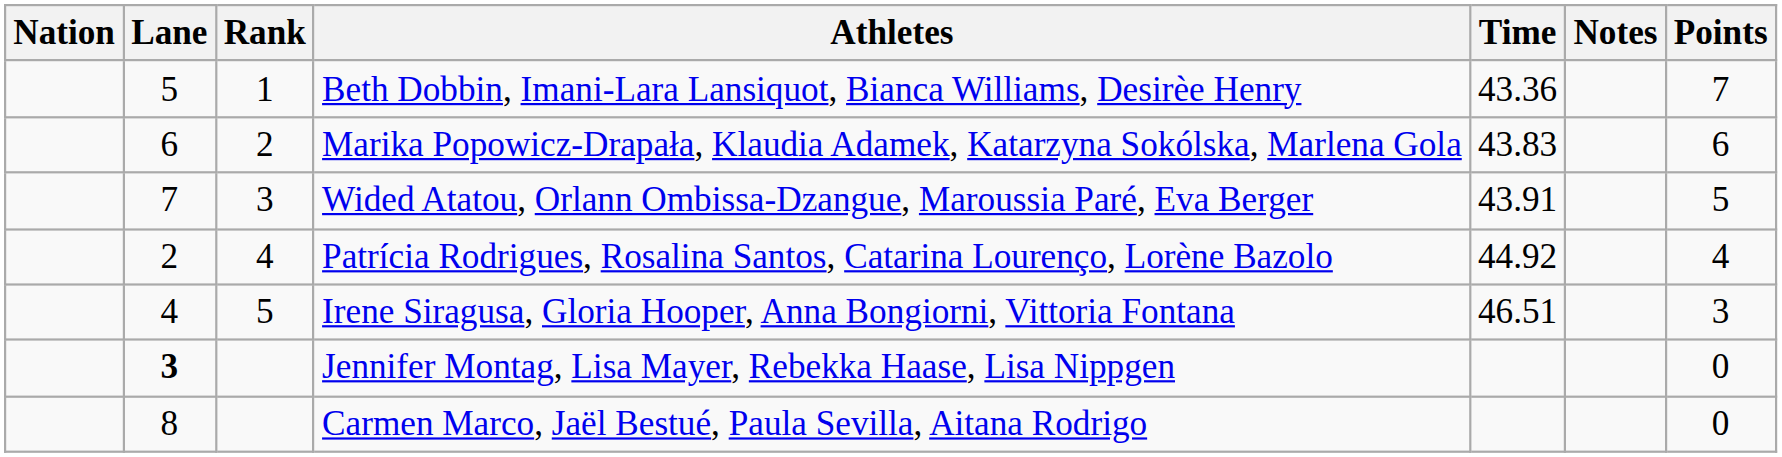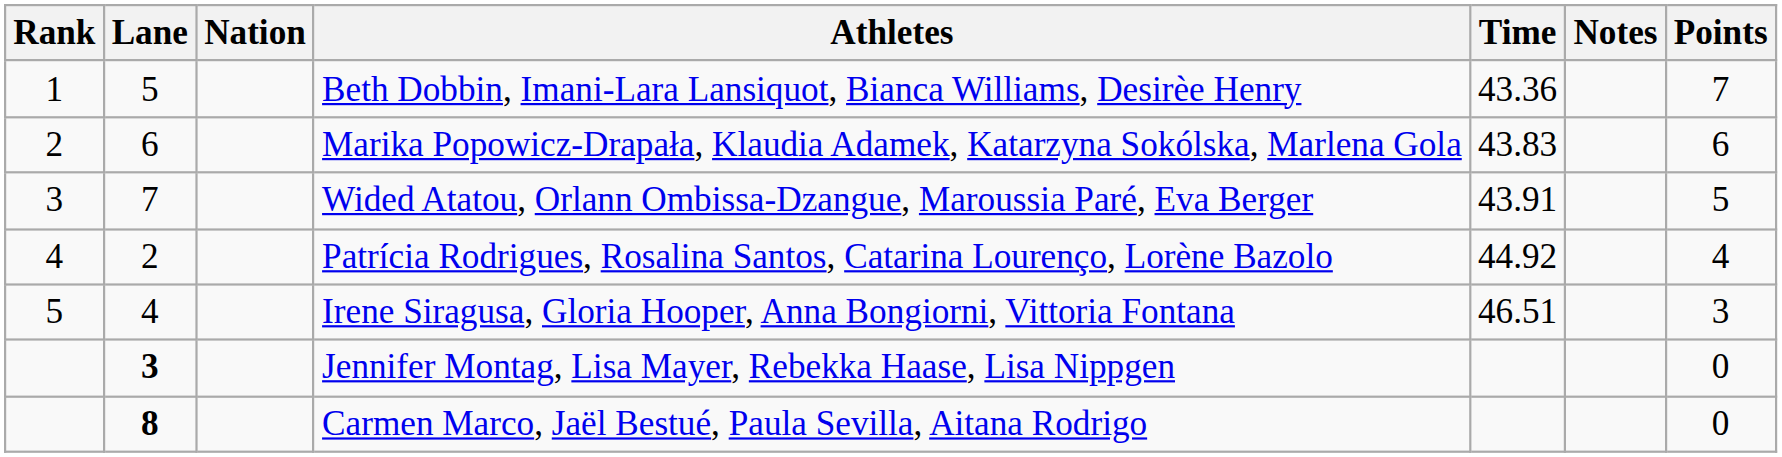columns swapped: (265, 32) <-> (64, 32)
(169, 423) normal -> (150, 423) bold
